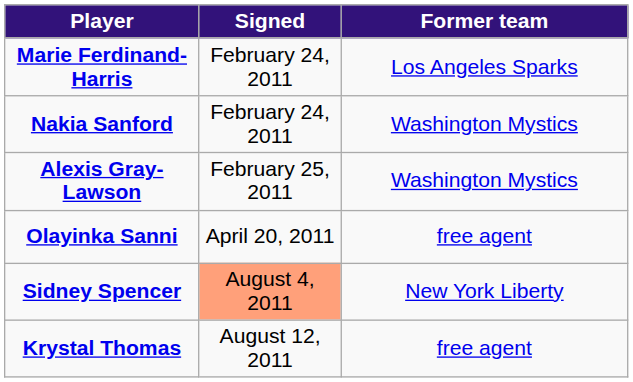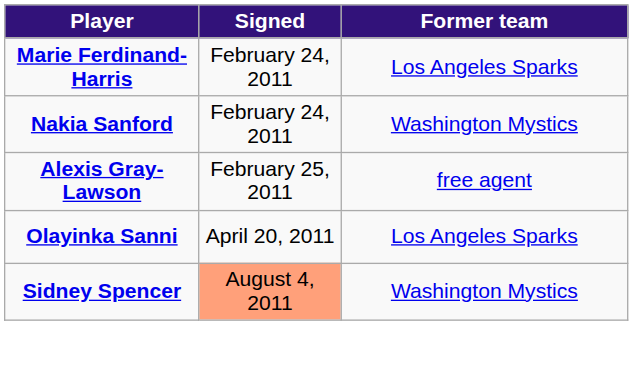(484, 181) Washington Mystics -> (484, 181) free agent
(484, 236) free agent -> (484, 236) Los Angeles Sparks
(484, 291) New York Liberty -> (484, 291) Washington Mystics
- row: (102, 348)
